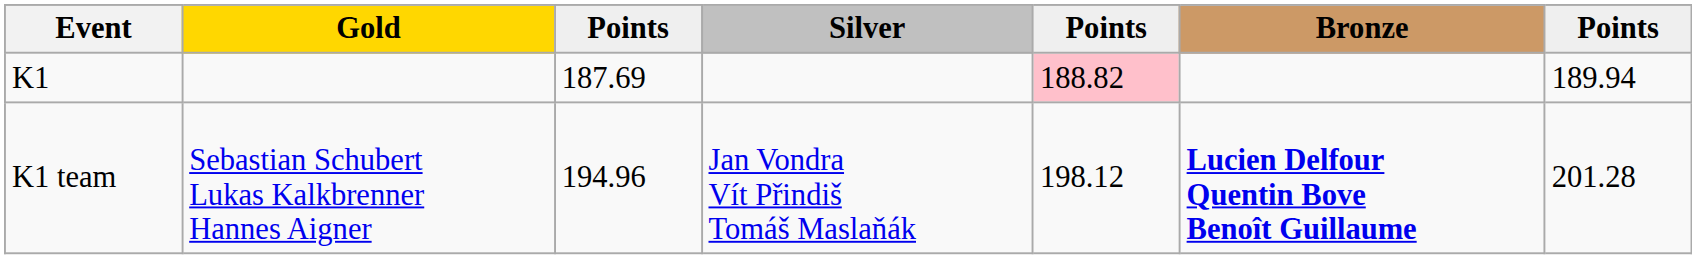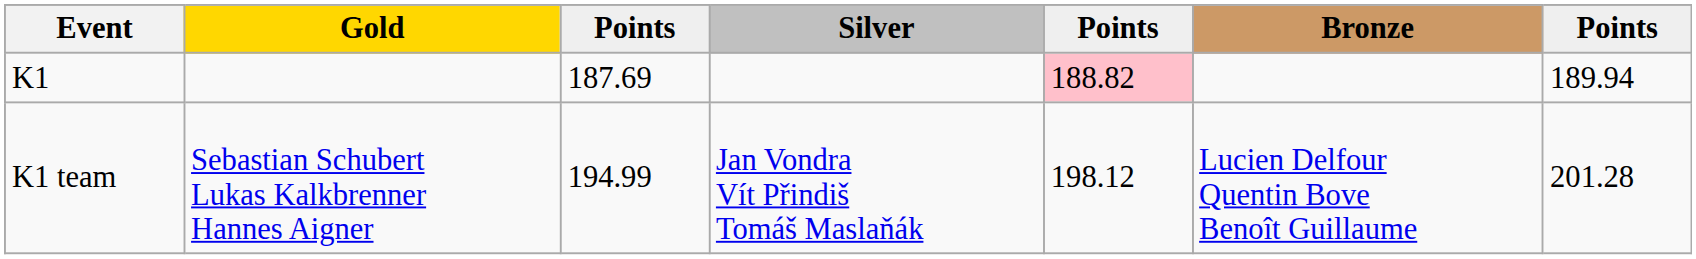(604, 177) 194.96 -> (610, 177) 194.99
(1302, 194) bold -> (1308, 194) normal
